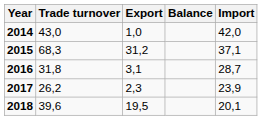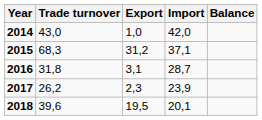columns swapped: (236, 13) <-> (190, 13)
